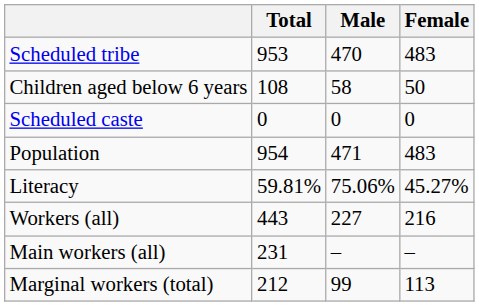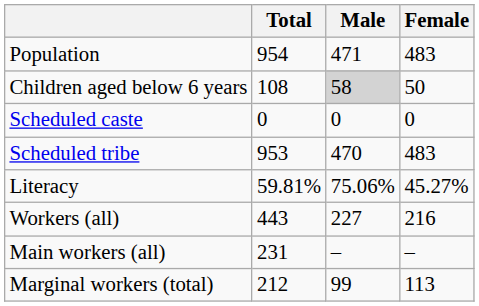rows swapped: (55, 152) <-> (74, 53)
(341, 86) no background -> (341, 86) lightgrey background
